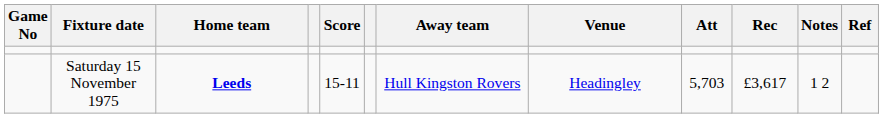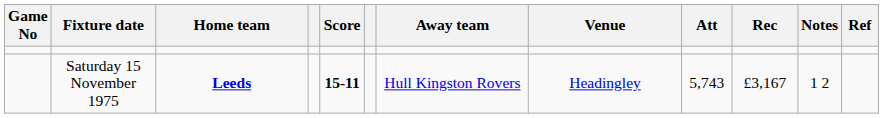(342, 83) normal -> (342, 83) bold
(707, 83) 5,703 -> (707, 83) 5,743
(765, 83) £3,617 -> (765, 83) £3,167
